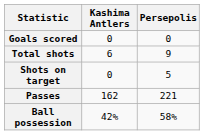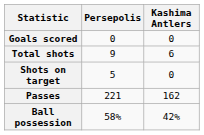columns swapped: (168, 18) <-> (110, 18)
